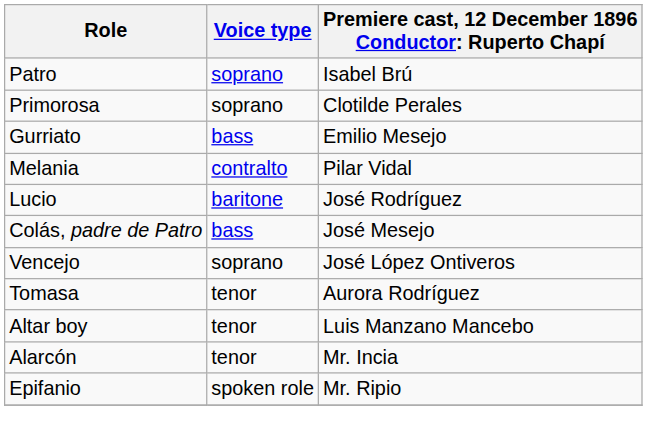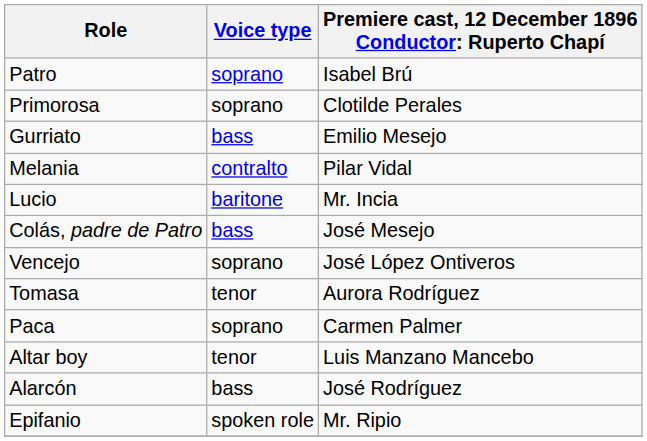(393, 199) José Rodríguez -> (361, 199) Mr. Incia
+ row: (32, 325)
(234, 357) tenor -> (232, 388) bass
(361, 357) Mr. Incia -> (393, 388) José Rodríguez
